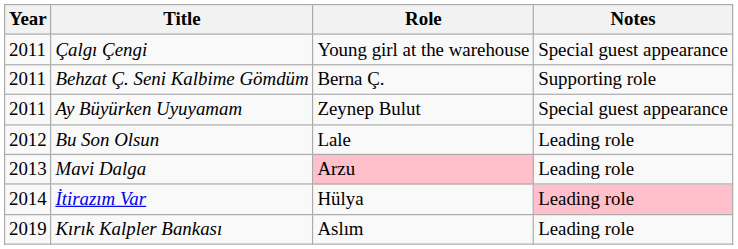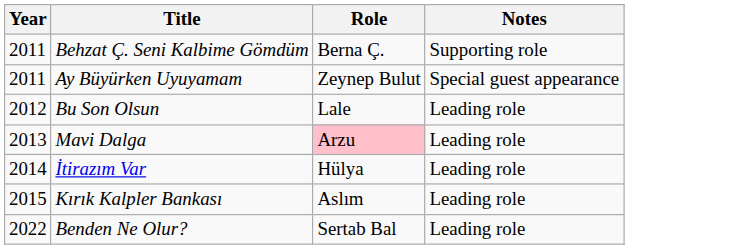- row: (101, 49)
(586, 199) pink background -> (477, 169) no background
(28, 229) 2019 -> (28, 199) 2015
+ row: (121, 229)
